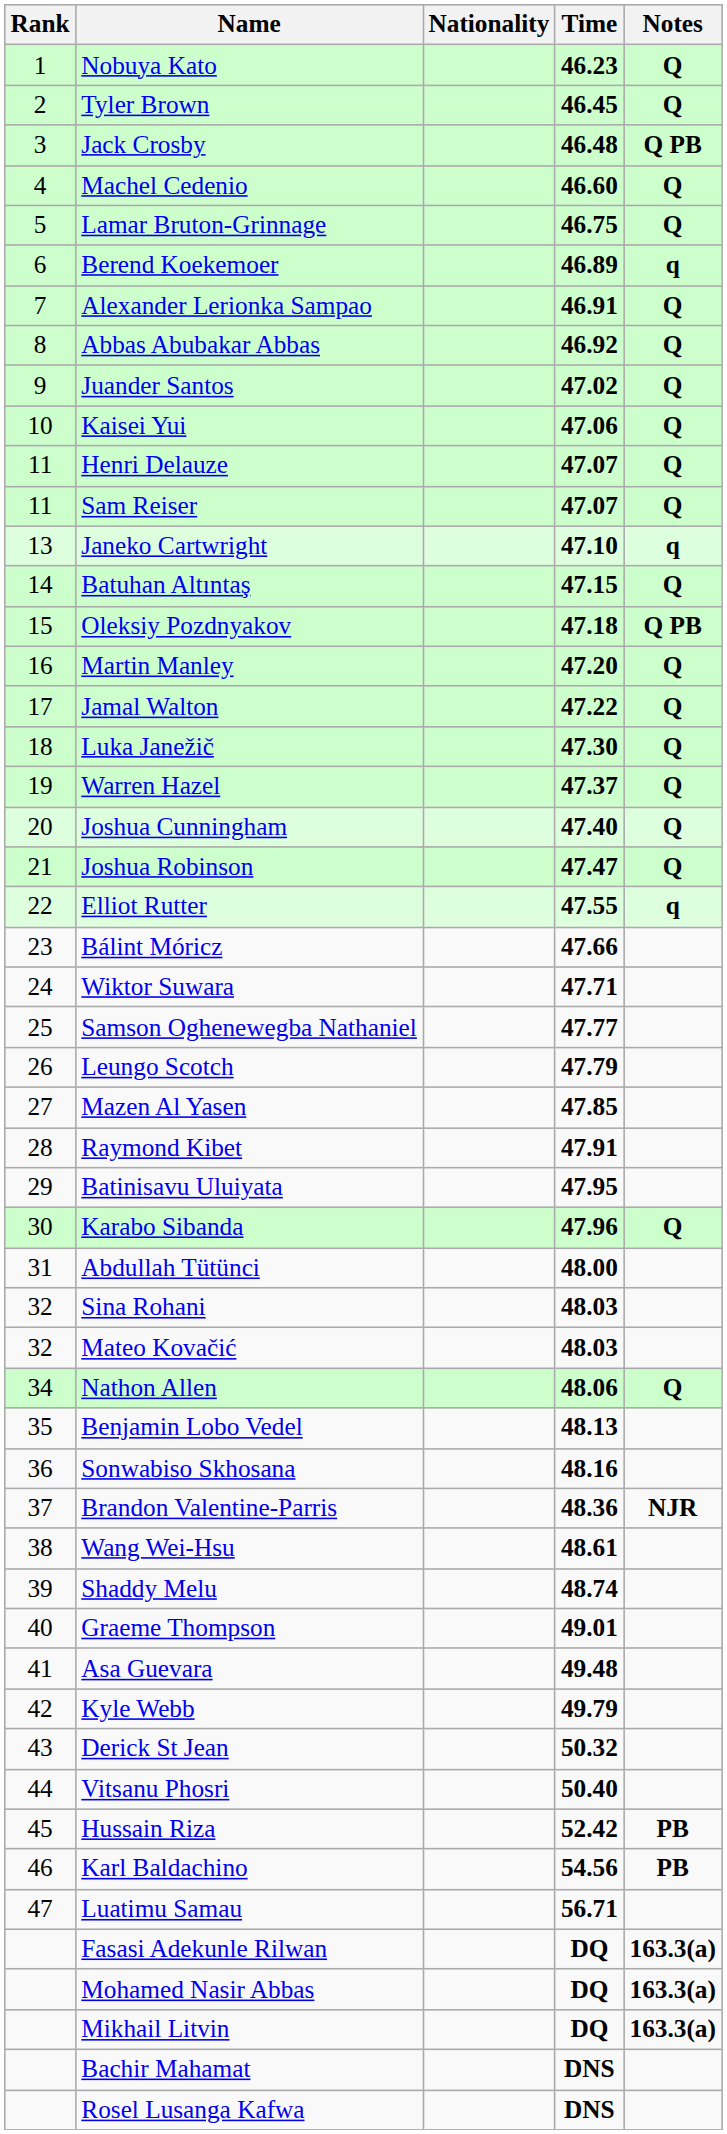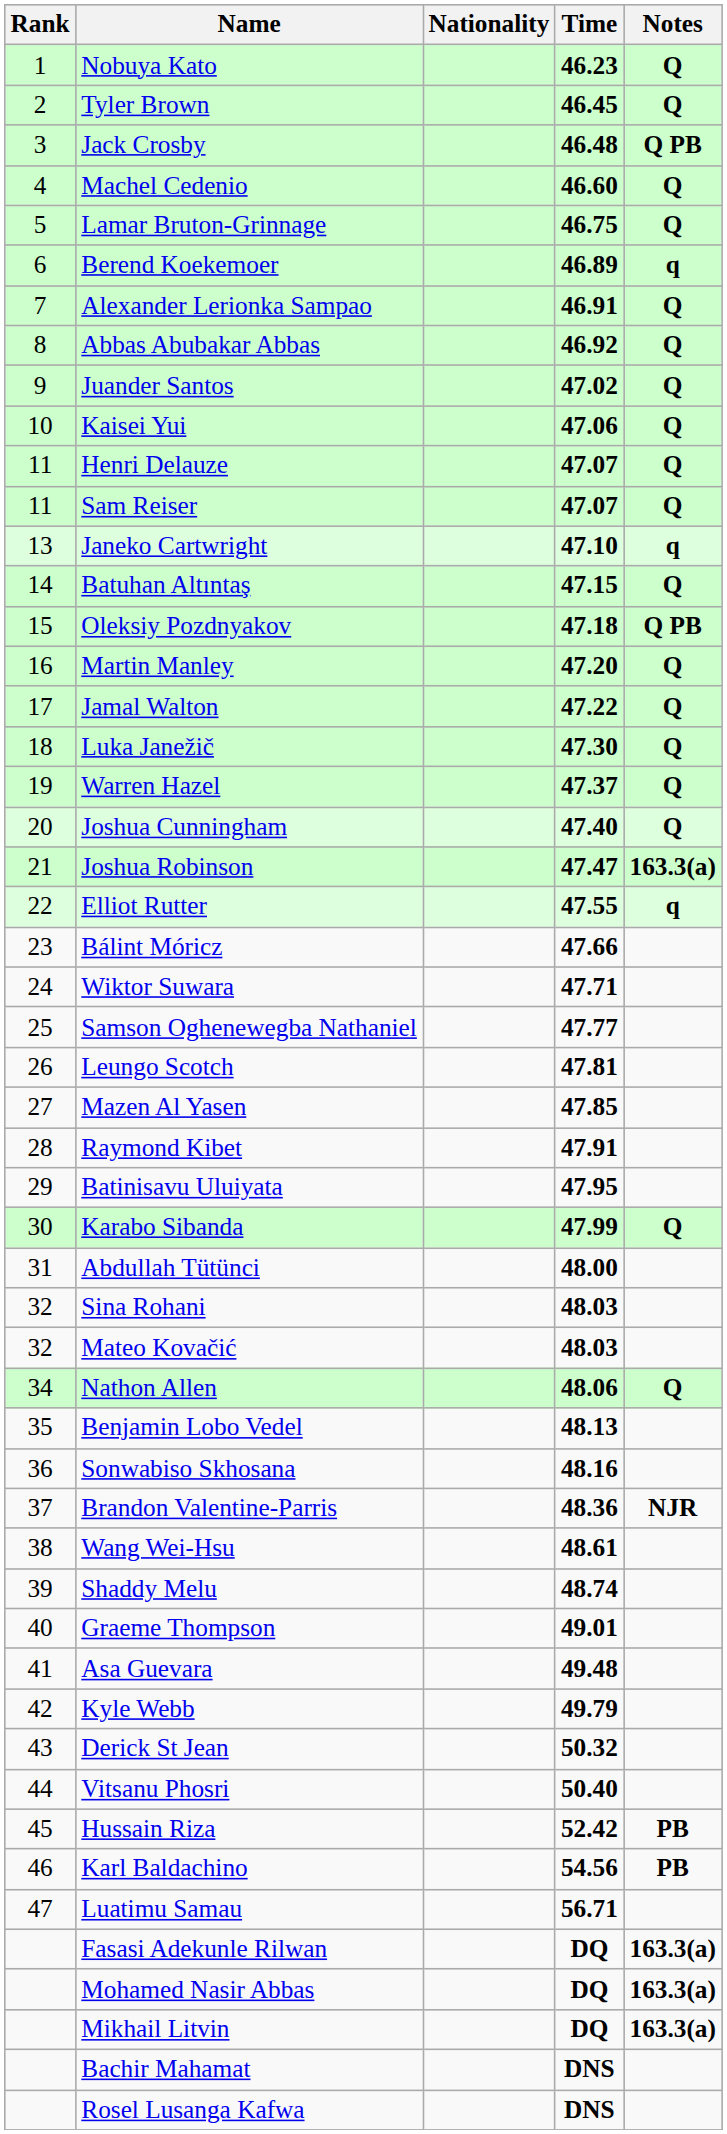(673, 866) Q -> (673, 866) 163.3(a)
(589, 1066) 47.79 -> (589, 1066) 47.81
(589, 1227) 47.96 -> (589, 1227) 47.99
